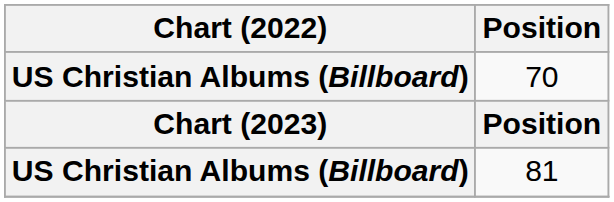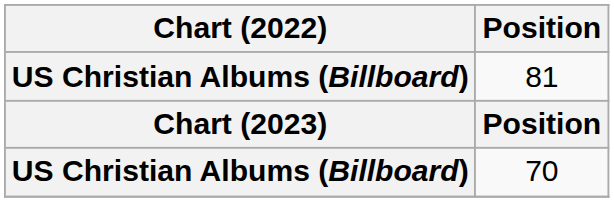rows swapped: (542, 76) <-> (542, 171)
